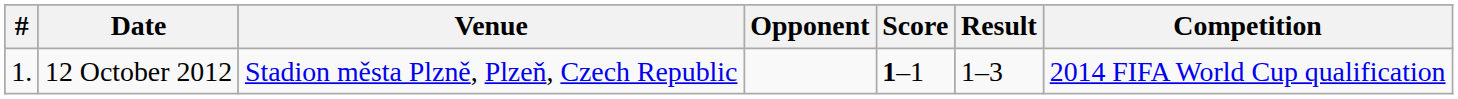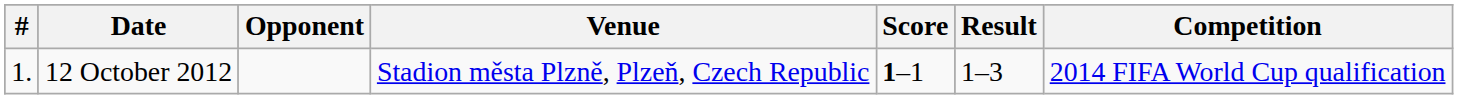columns swapped: (491, 26) <-> (810, 26)
